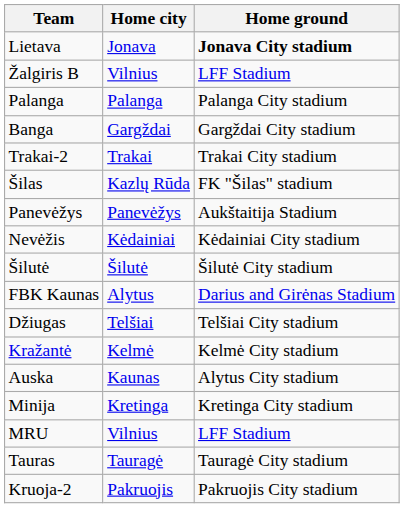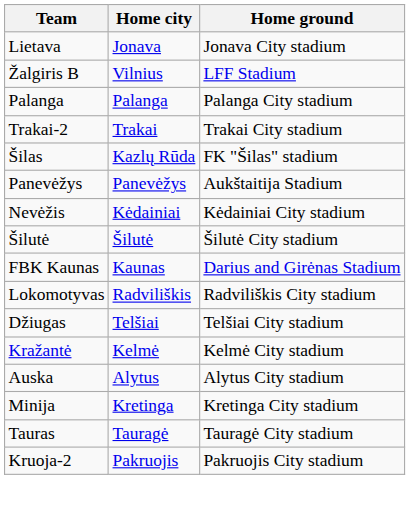(275, 45) bold -> (275, 45) normal
- row: (31, 128)
(130, 294) Alytus -> (139, 267) Kaunas
+ row: (57, 294)
(133, 377) Kaunas -> (136, 377) Alytus
- row: (28, 433)
